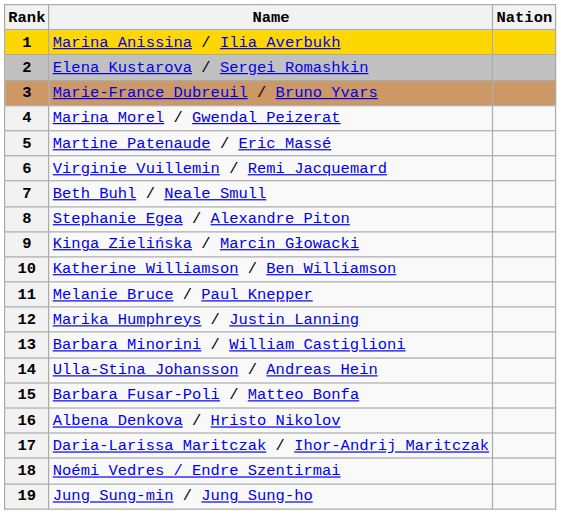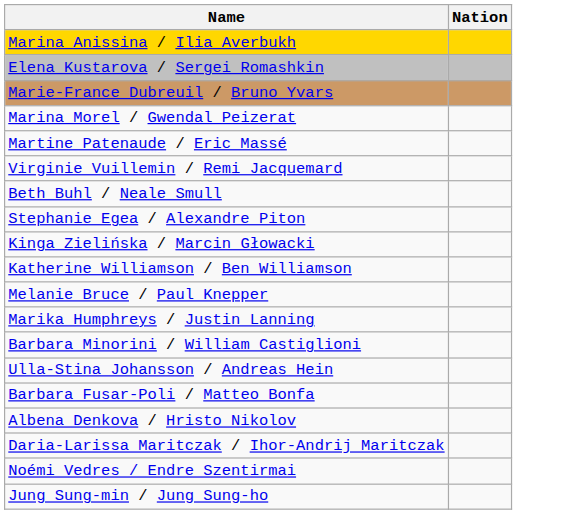- column: (27, 17)
